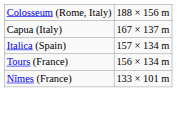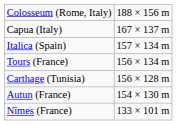+ row: (46, 78)
+ row: (39, 95)
